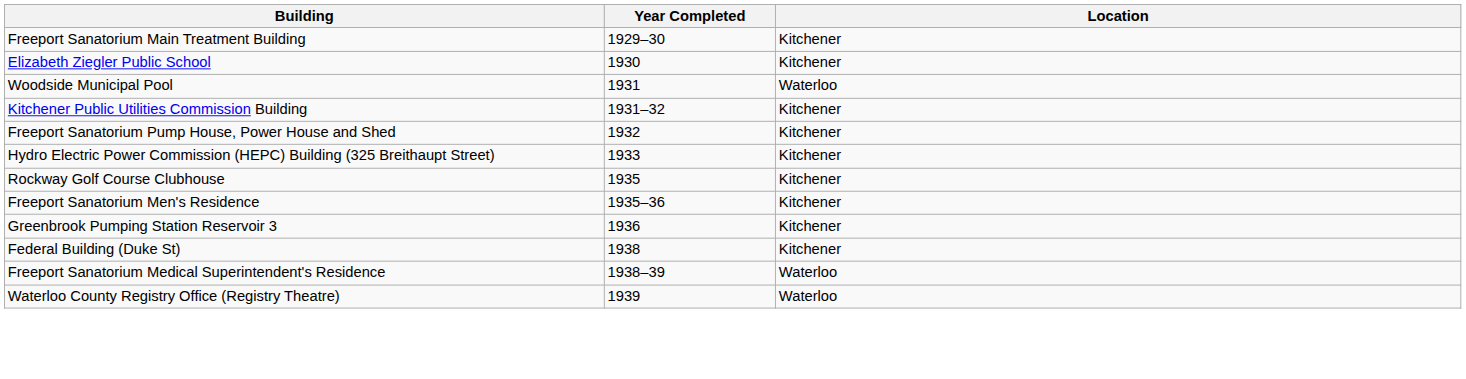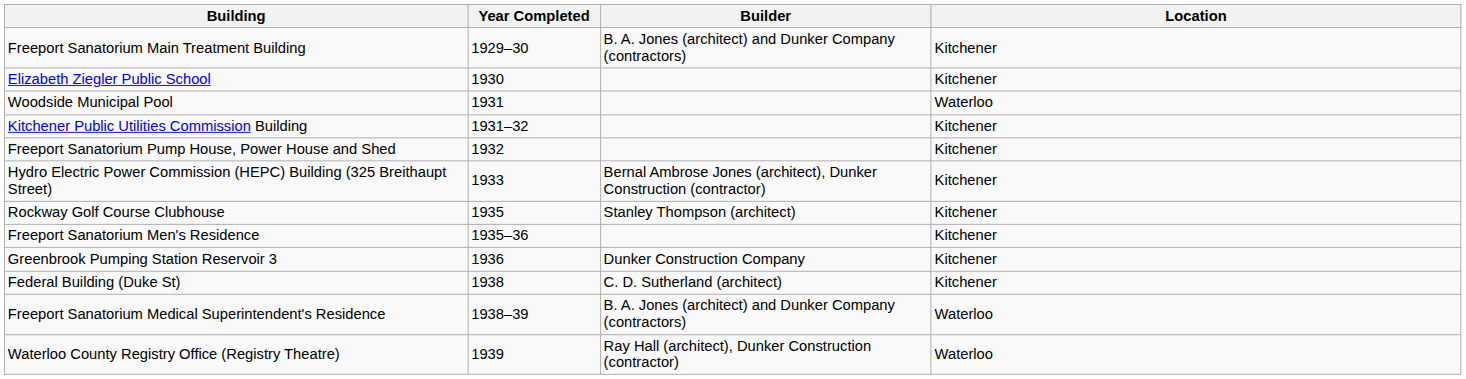+ column: (766, 16)
